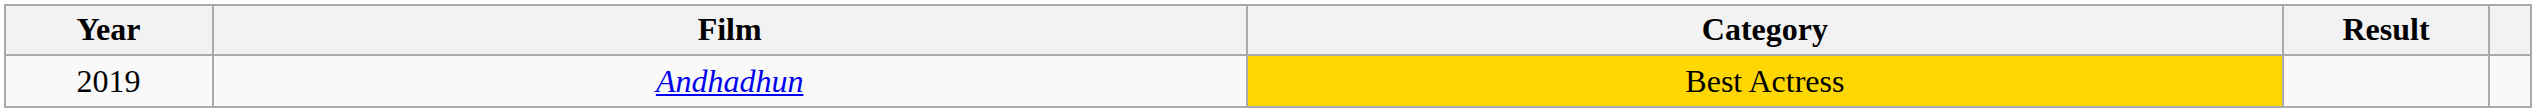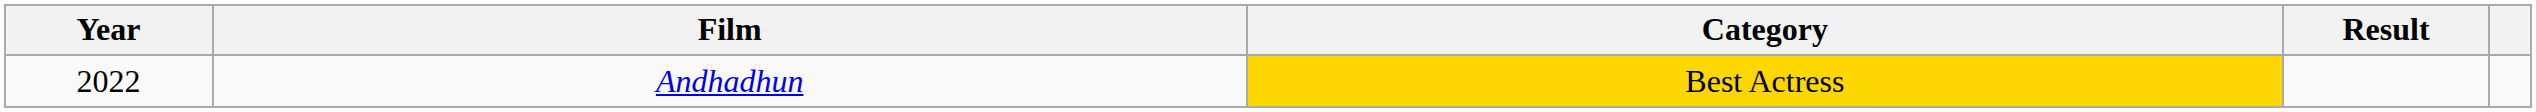(108, 80) 2019 -> (108, 80) 2022
